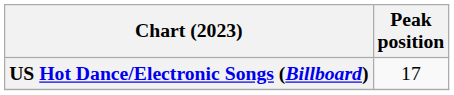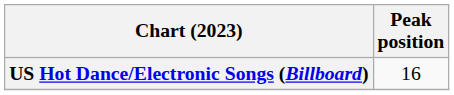(411, 73) 17 -> (411, 73) 16
